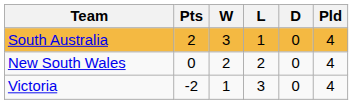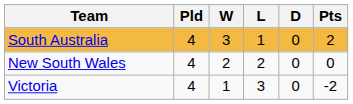columns swapped: (330, 16) <-> (191, 16)
